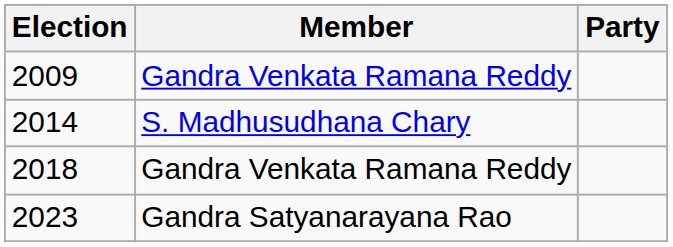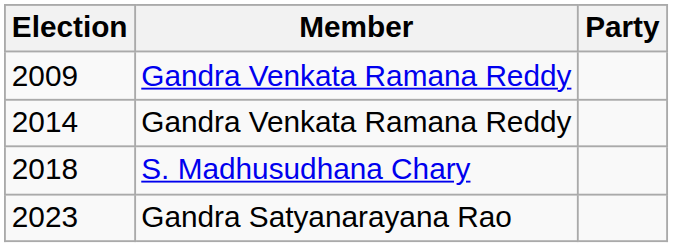(306, 122) S. Madhusudhana Chary -> (356, 122) Gandra Venkata Ramana Reddy
(356, 169) Gandra Venkata Ramana Reddy -> (306, 169) S. Madhusudhana Chary
